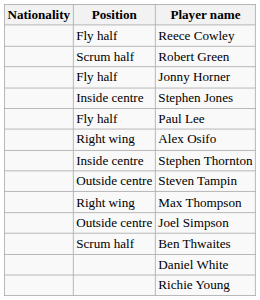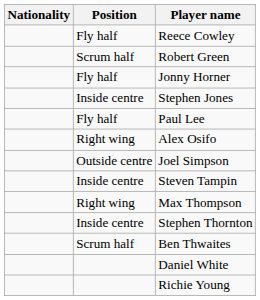rows swapped: (194, 222) <-> (205, 160)
(114, 181) Outside centre -> (110, 181) Inside centre
